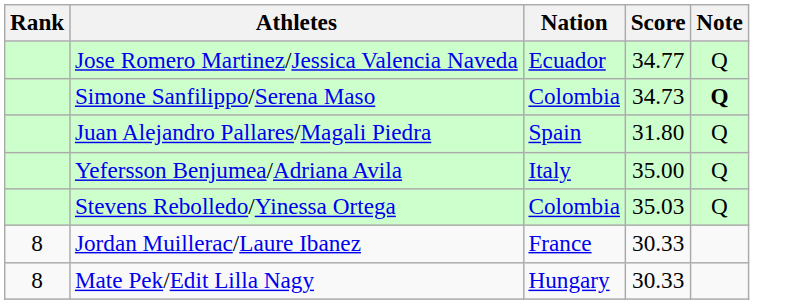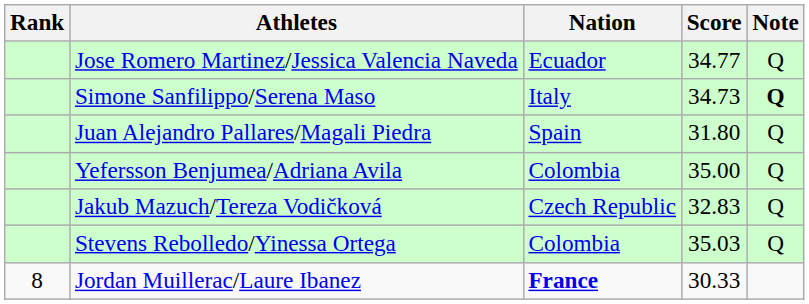(574, 96) Colombia -> (550, 96) Italy
(550, 170) Italy -> (574, 170) Colombia
+ row: (228, 206)
(560, 243) normal -> (563, 280) bold
- row: (194, 280)
